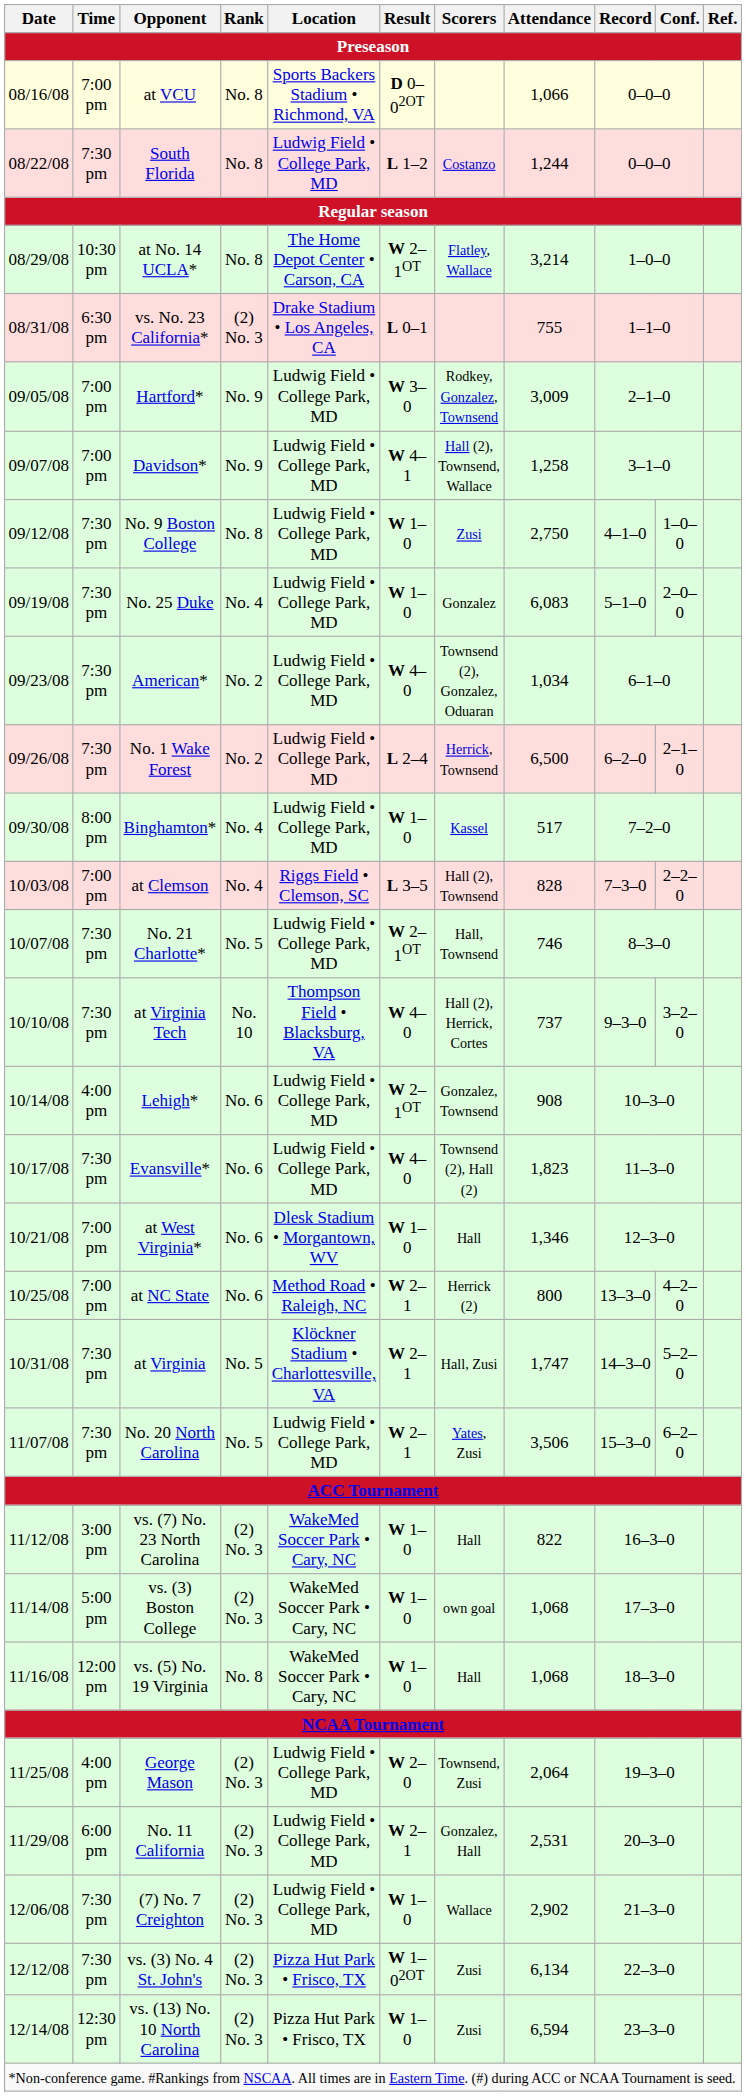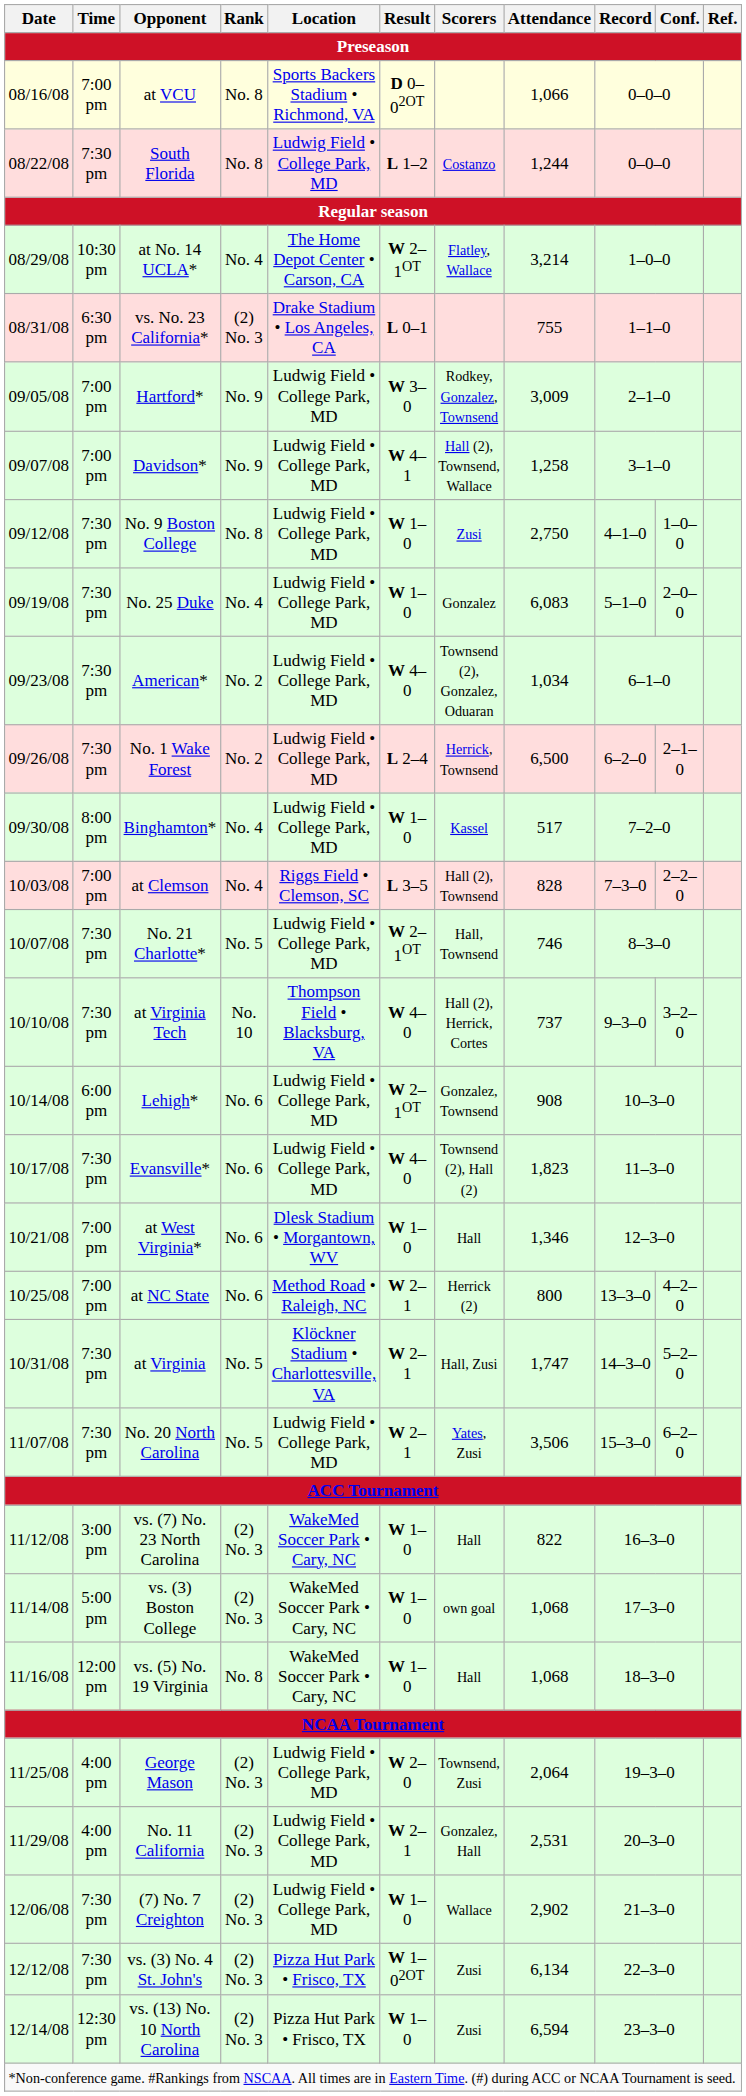(244, 259) No. 8 -> (244, 259) No. 4
(96, 1100) 4:00 pm -> (96, 1100) 6:00 pm
(96, 1840) 6:00 pm -> (96, 1840) 4:00 pm
